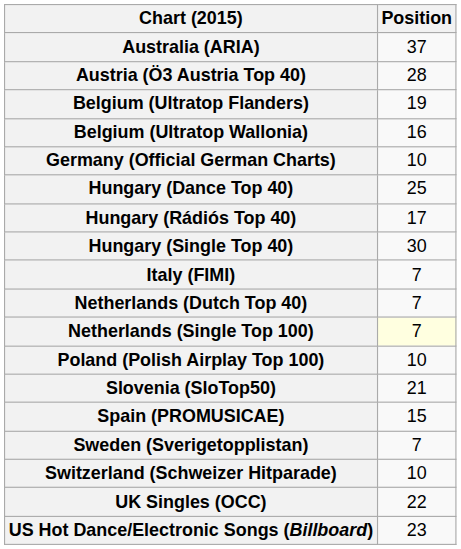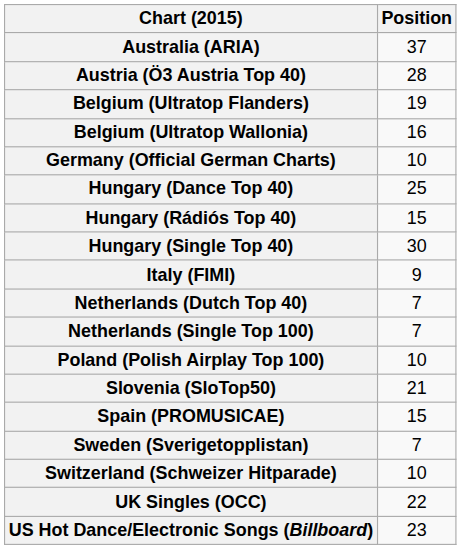(417, 217) 17 -> (417, 217) 15
(417, 274) 7 -> (417, 274) 9
(417, 331) lightyellow background -> (417, 331) no background
